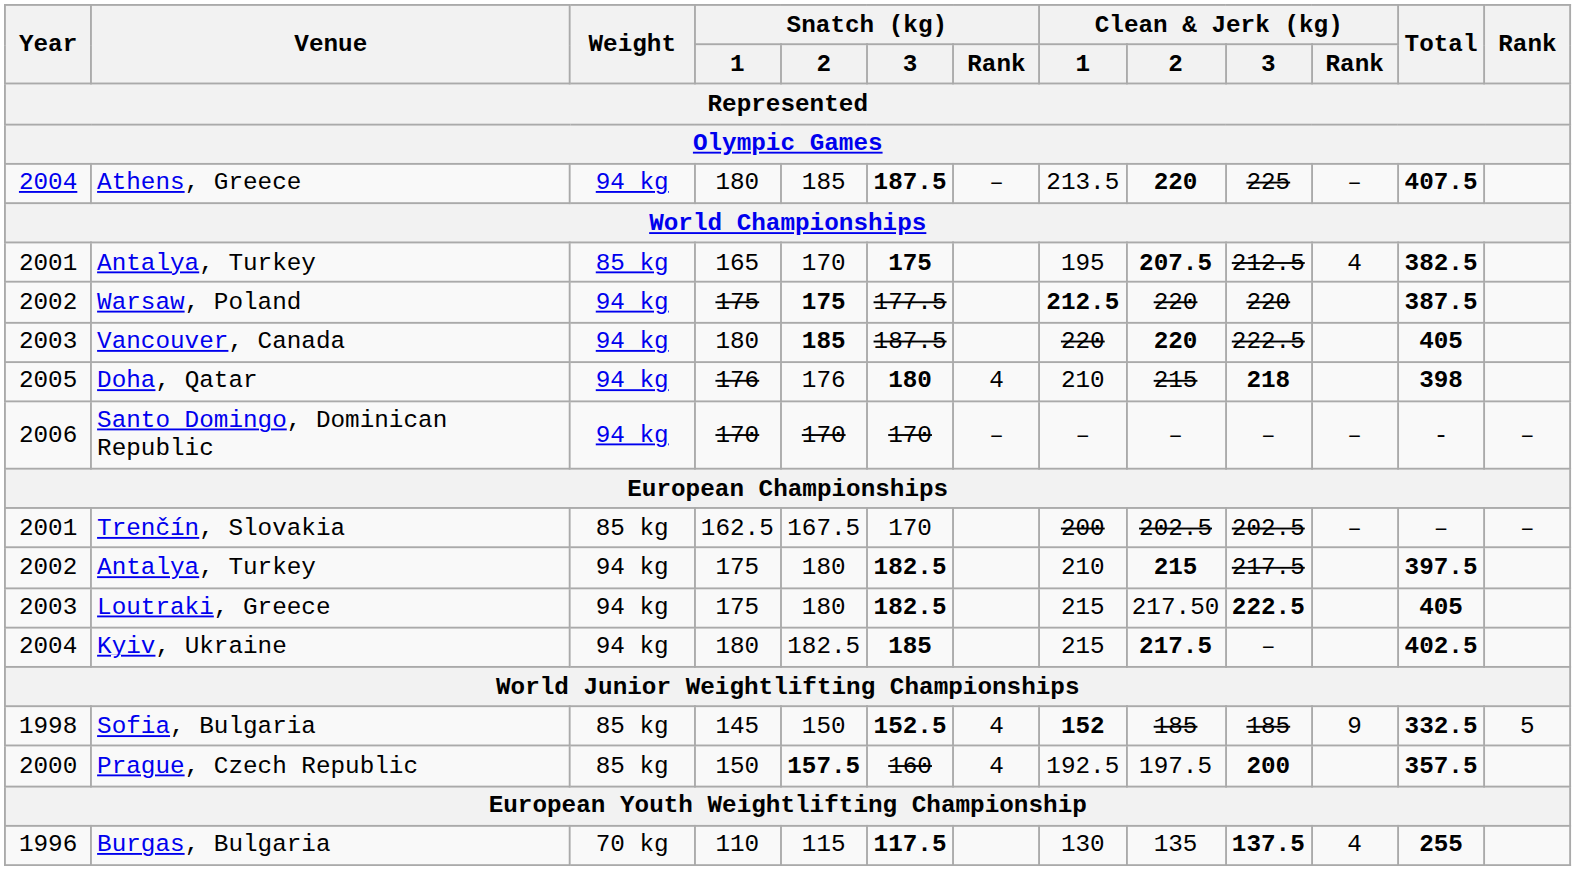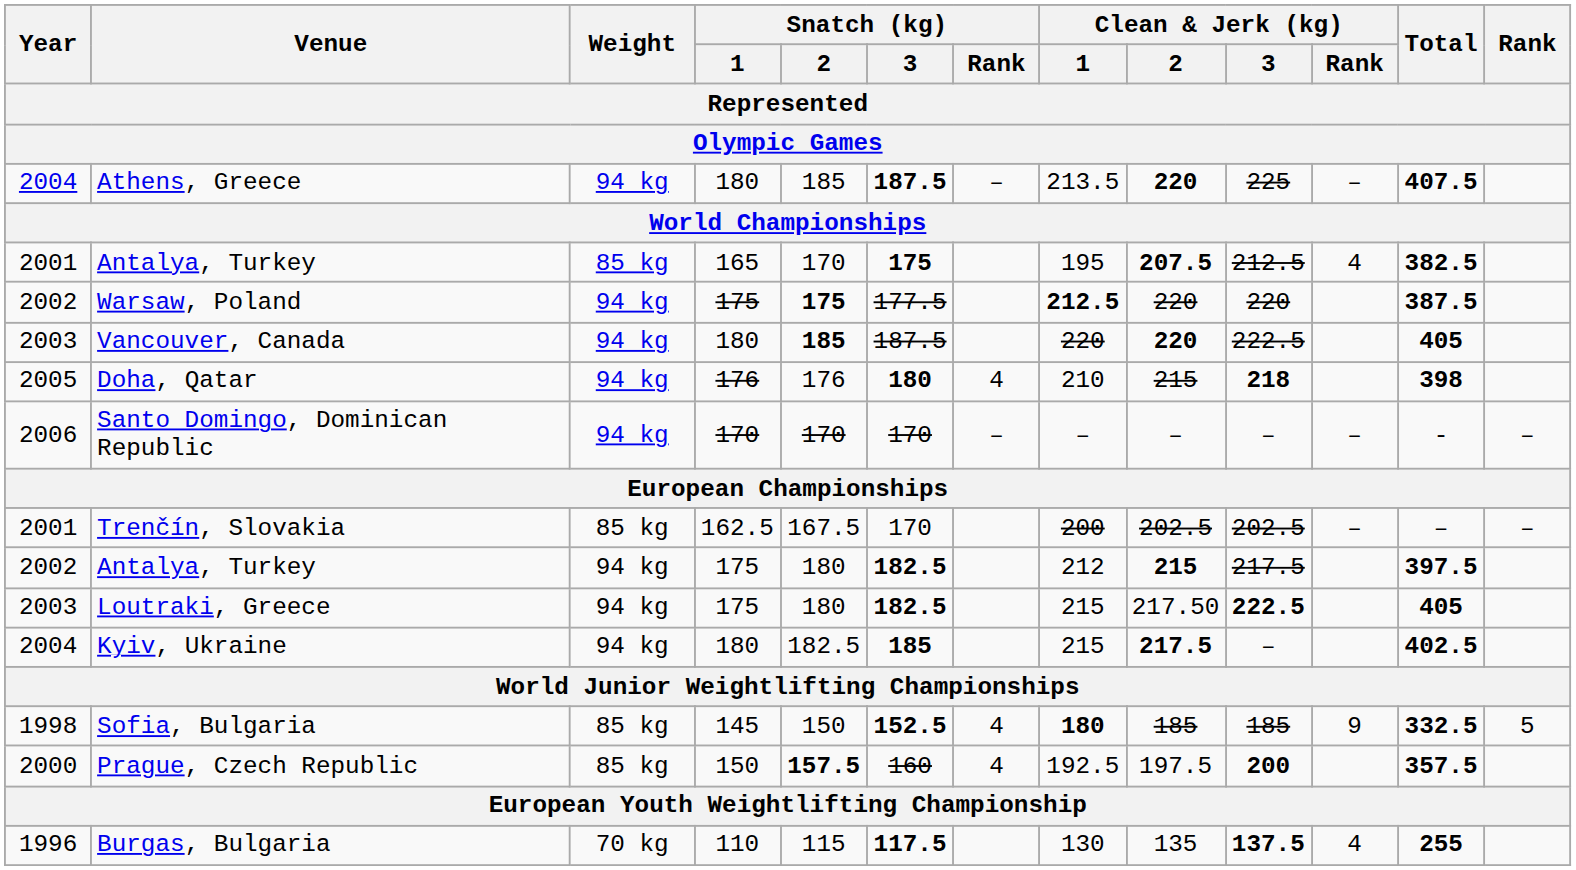(1083, 568) 210 -> (1083, 568) 212
(1083, 726) 152 -> (1083, 726) 180
